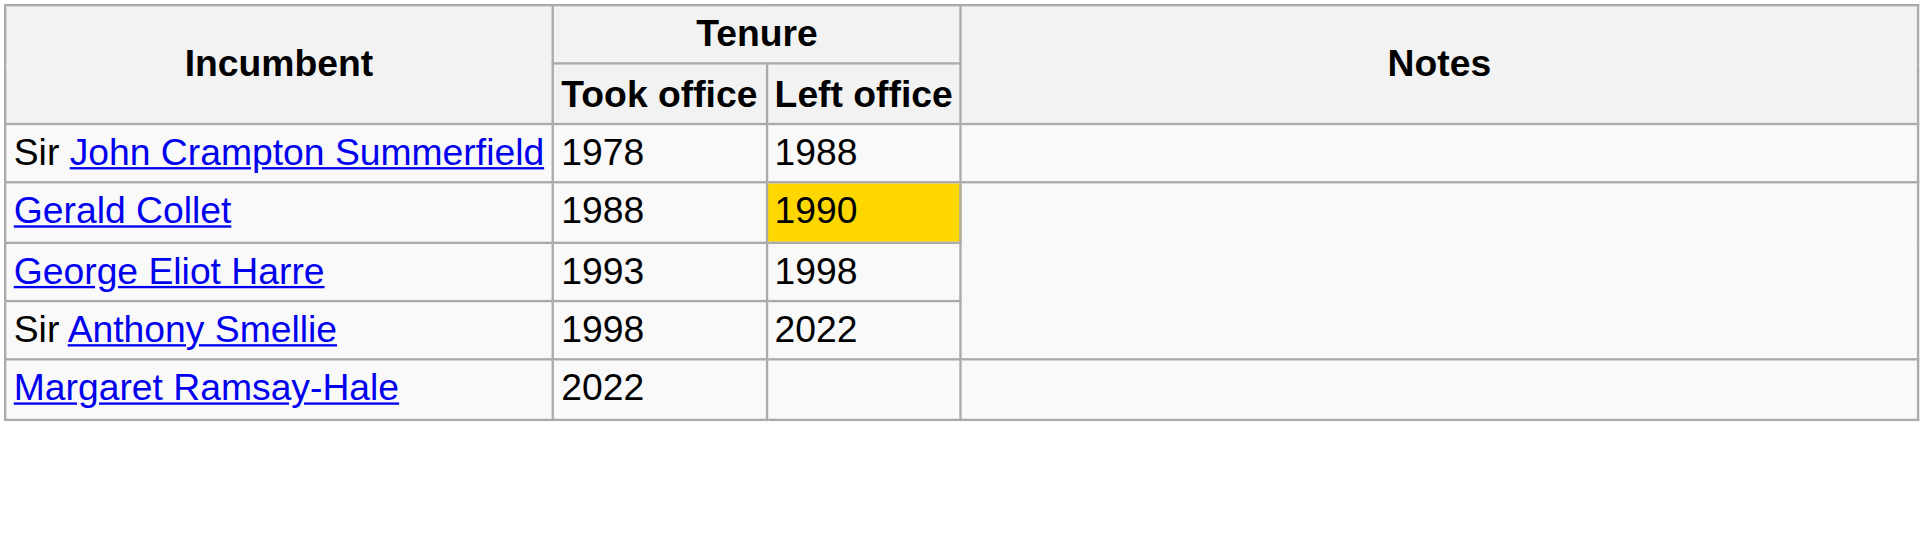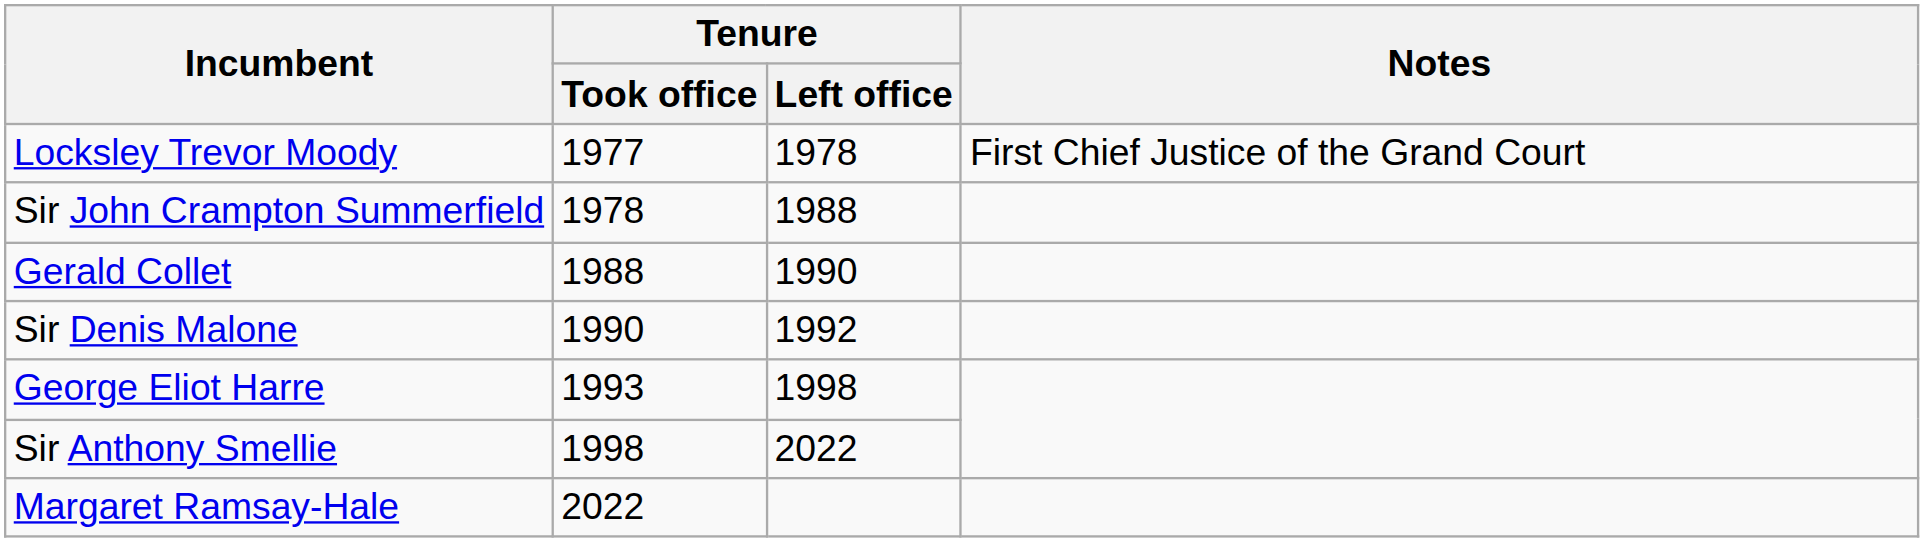+ row: (205, 152)
(816, 211) gold background -> (816, 270) no background
+ row: (156, 329)
